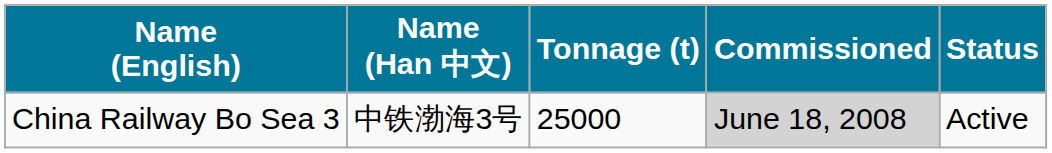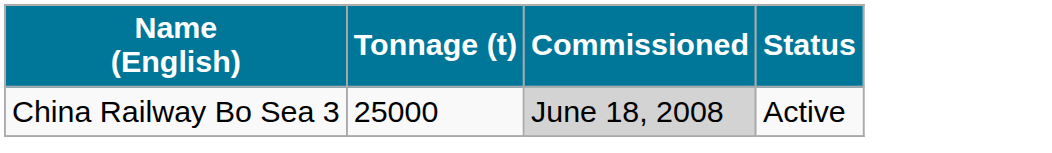- column: (438, 46)
